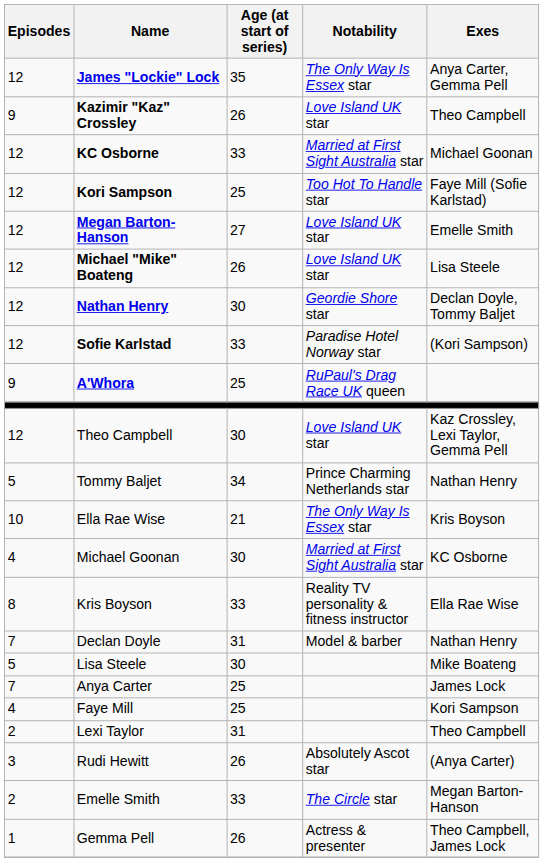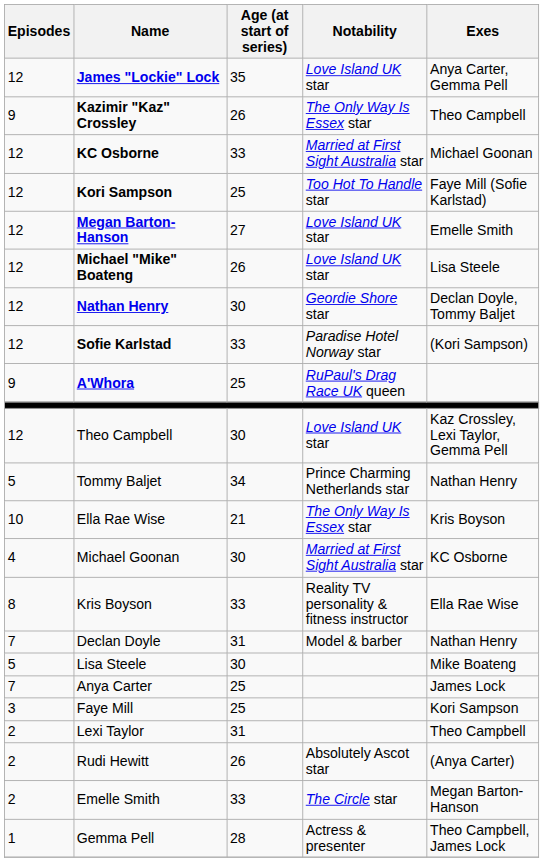(358, 77) The Only Way Is Essex star -> (354, 77) Love Island UK star
(354, 115) Love Island UK star -> (358, 115) The Only Way Is Essex star
(12, 709) 4 -> (12, 709) 3
(12, 761) 3 -> (12, 761) 2
(238, 838) 26 -> (238, 838) 28
